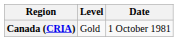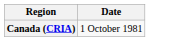- column: (92, 12)
